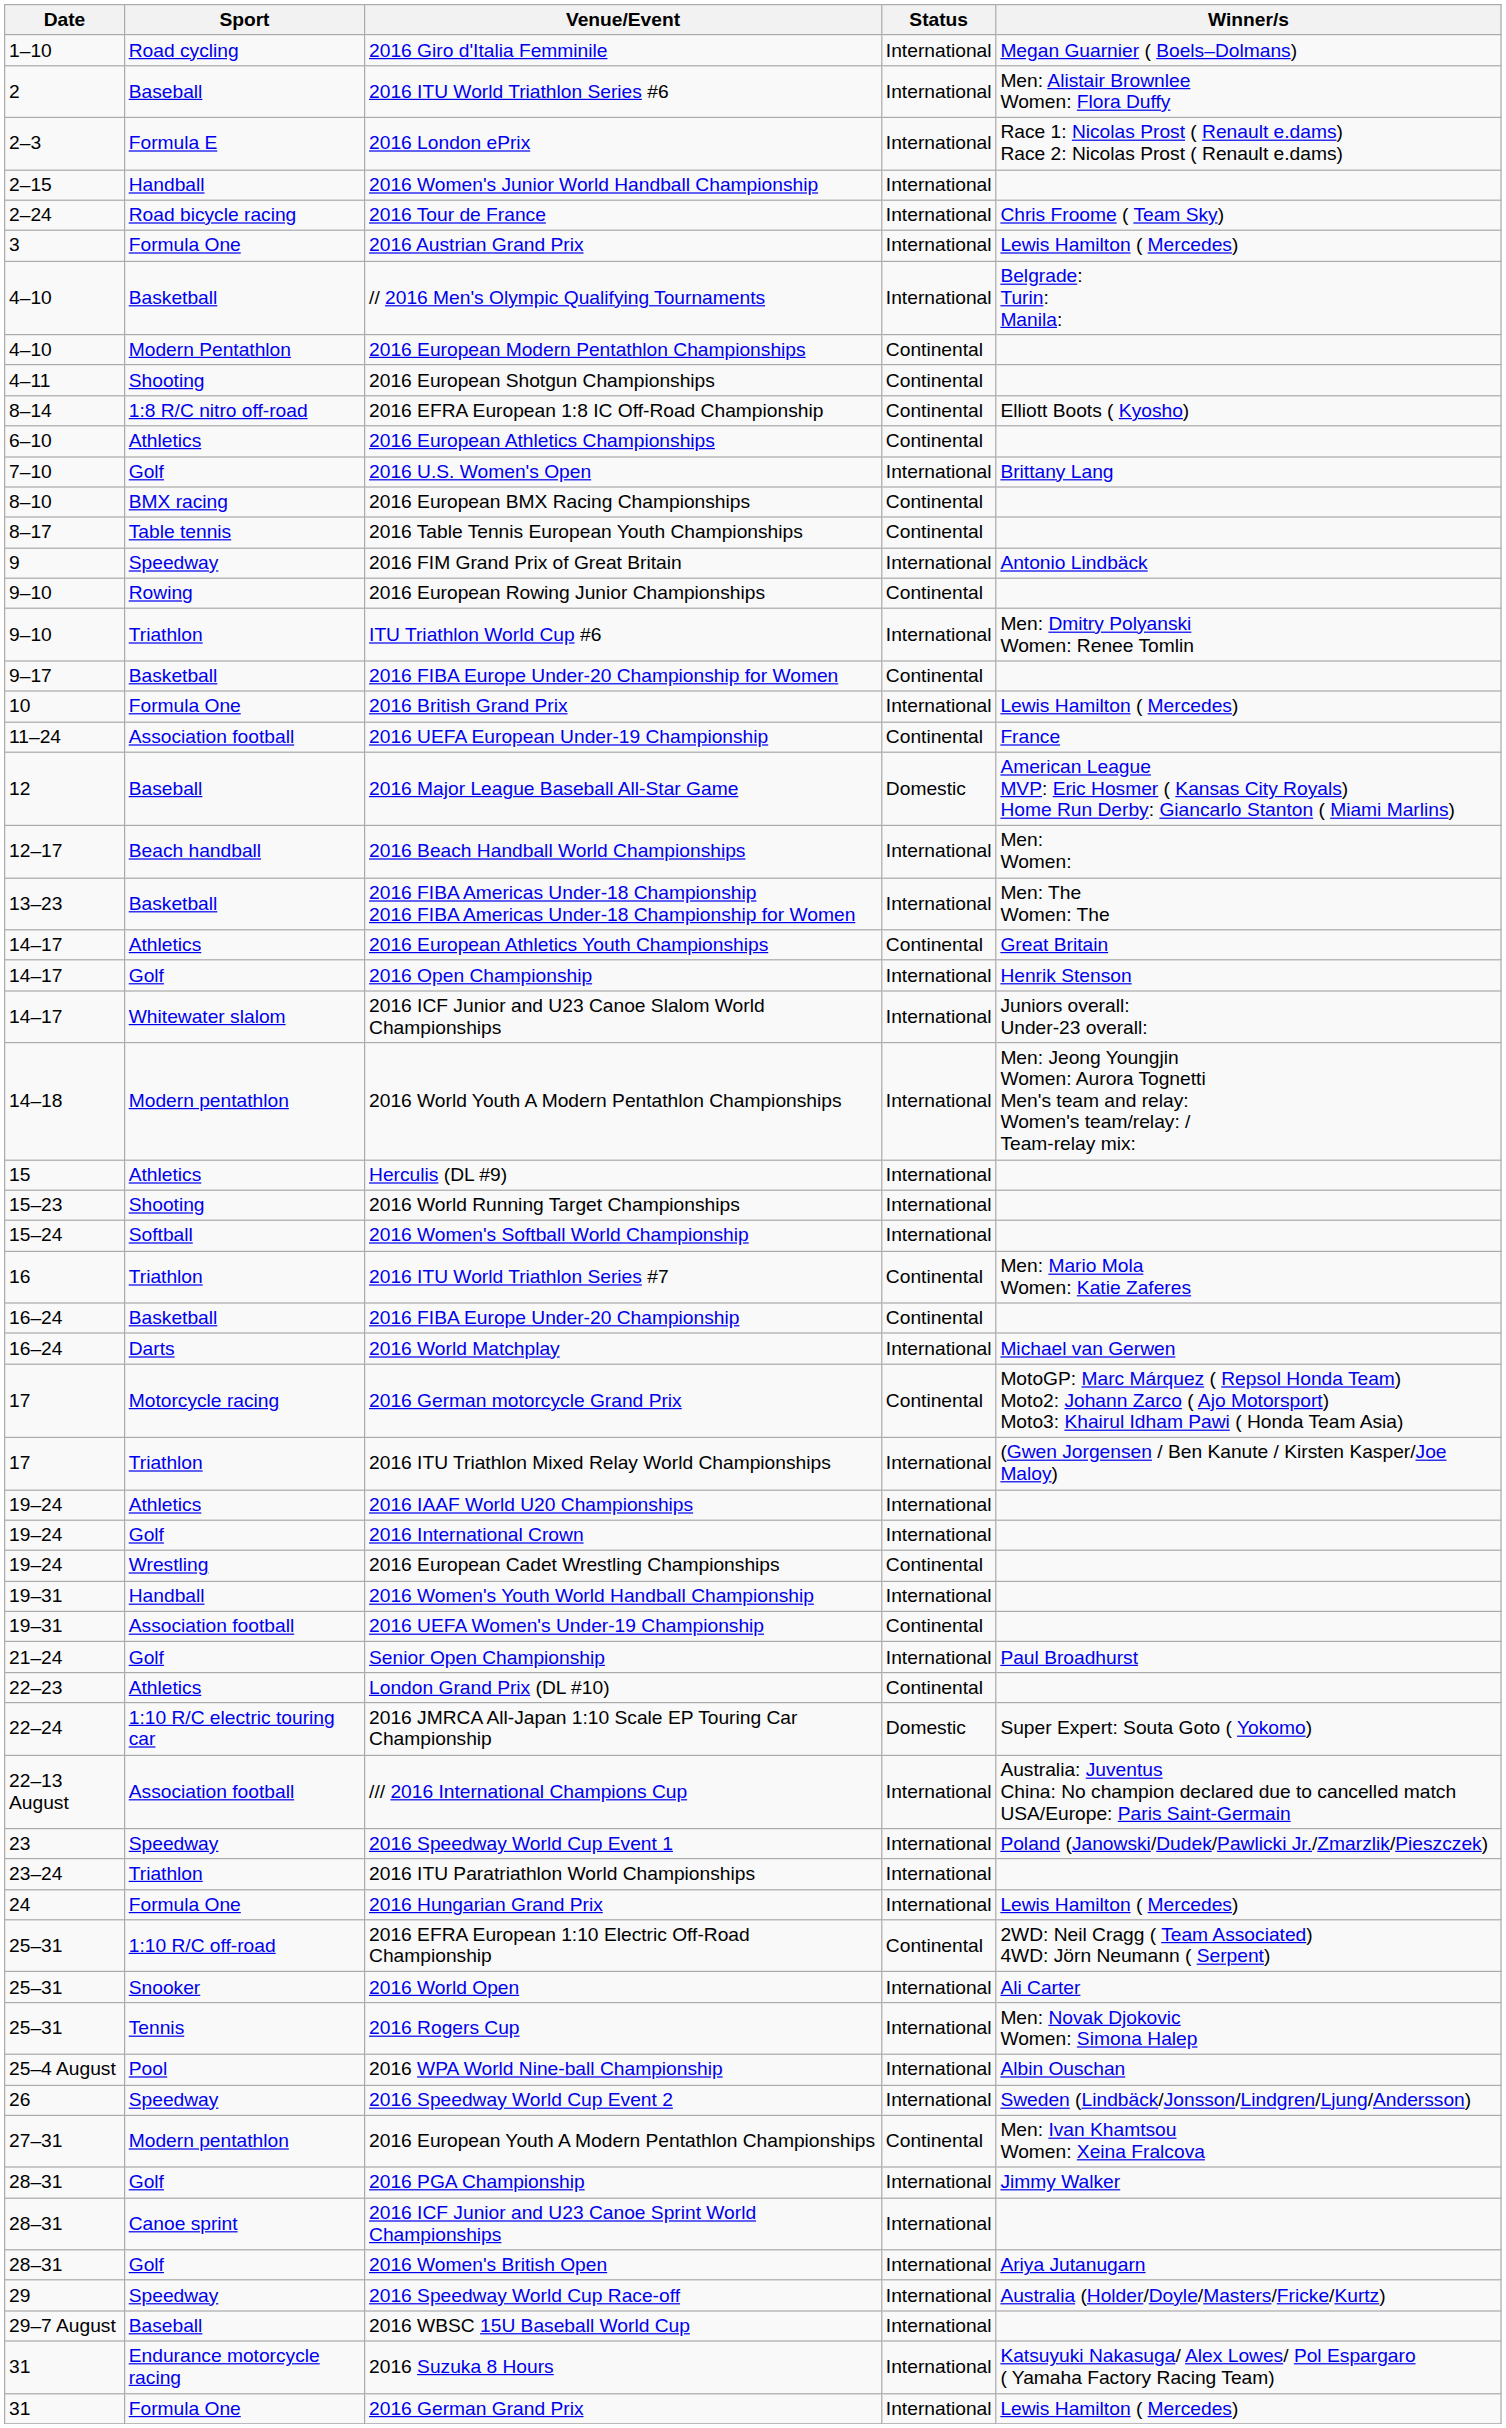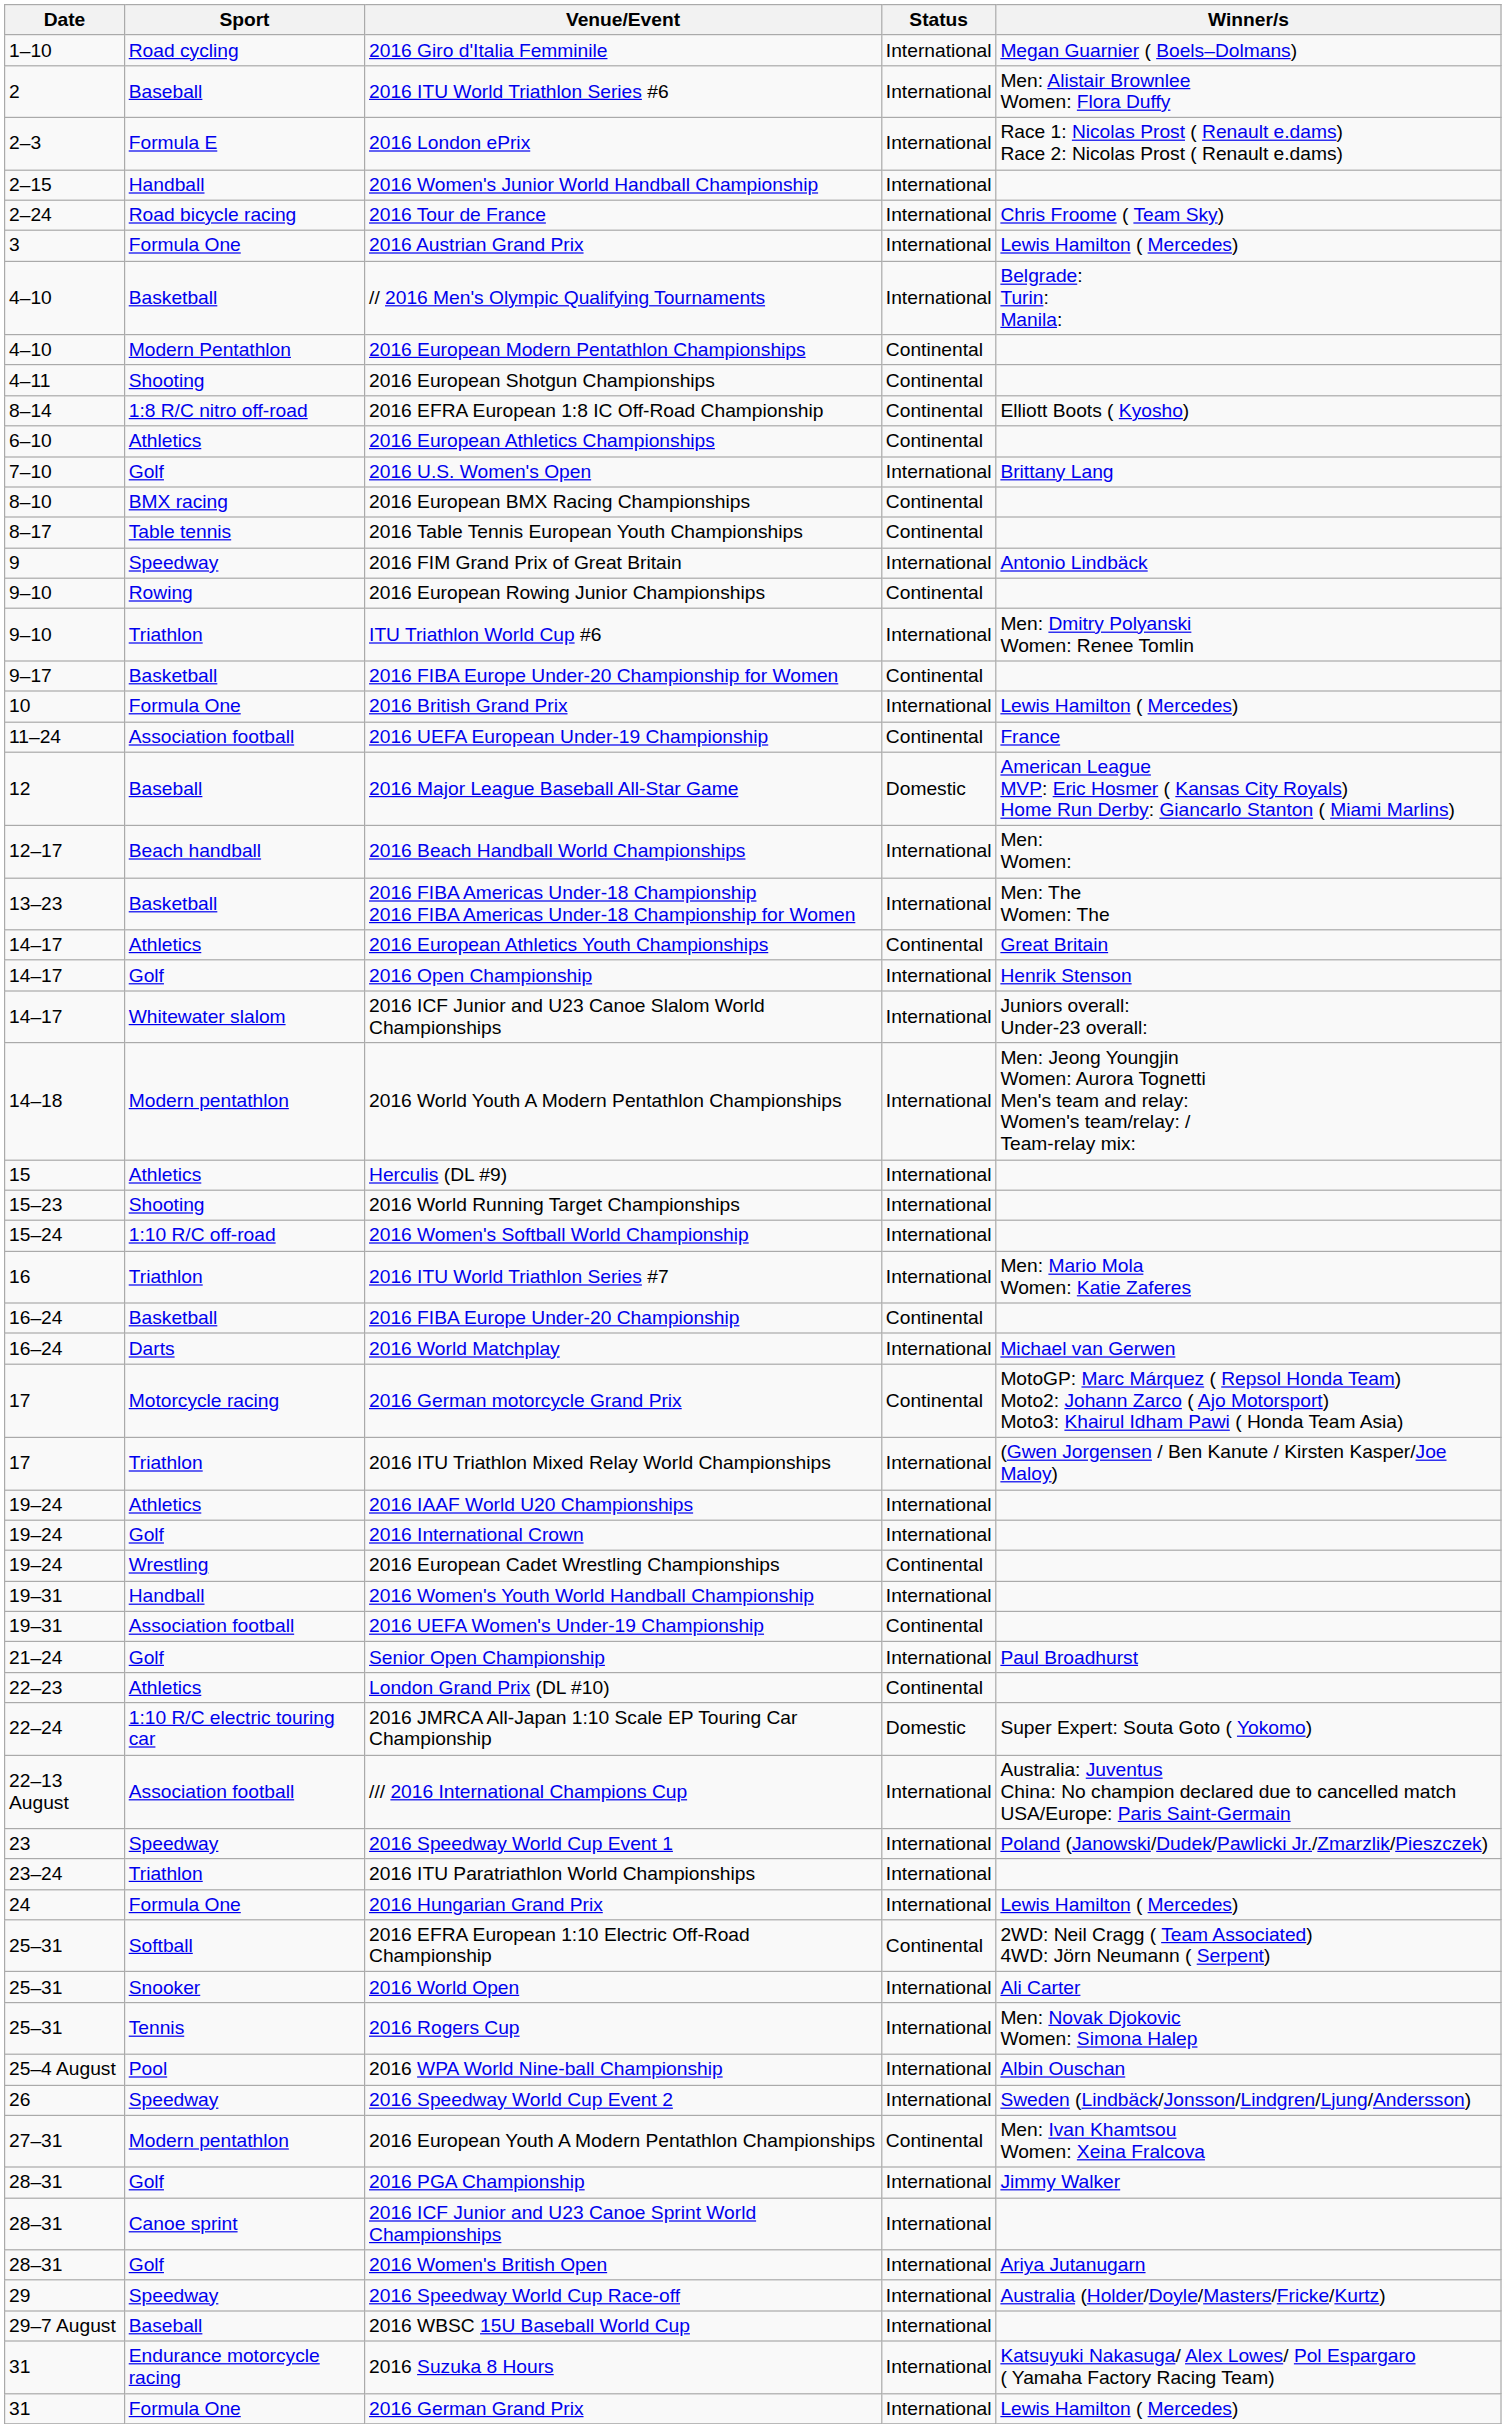(161, 1235) Softball -> (202, 1235) 1:10 R/C off-road
(934, 1276) Continental -> (939, 1276) International
(202, 1945) 1:10 R/C off-road -> (161, 1945) Softball
